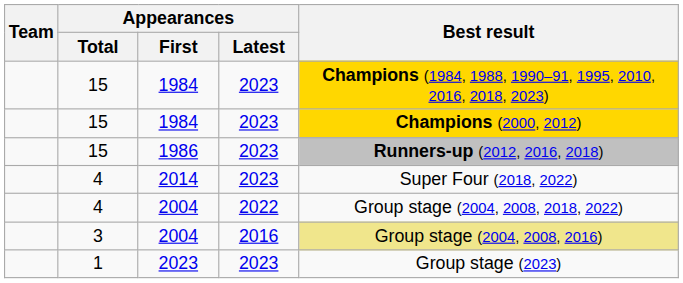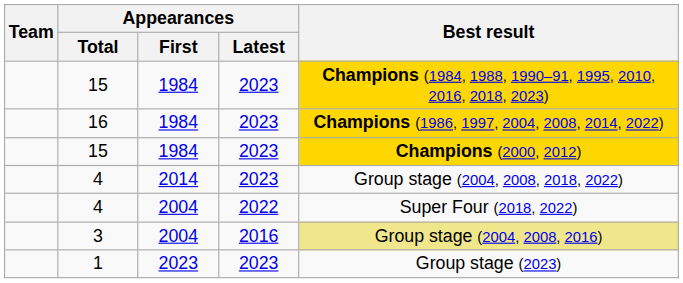+ row: (98, 123)
- row: (98, 151)
(489, 179) Super Four (2018, 2022) -> (489, 179) Group stage (2004, 2008, 2018, 2022)
(489, 207) Group stage (2004, 2008, 2018, 2022) -> (489, 207) Super Four (2018, 2022)
